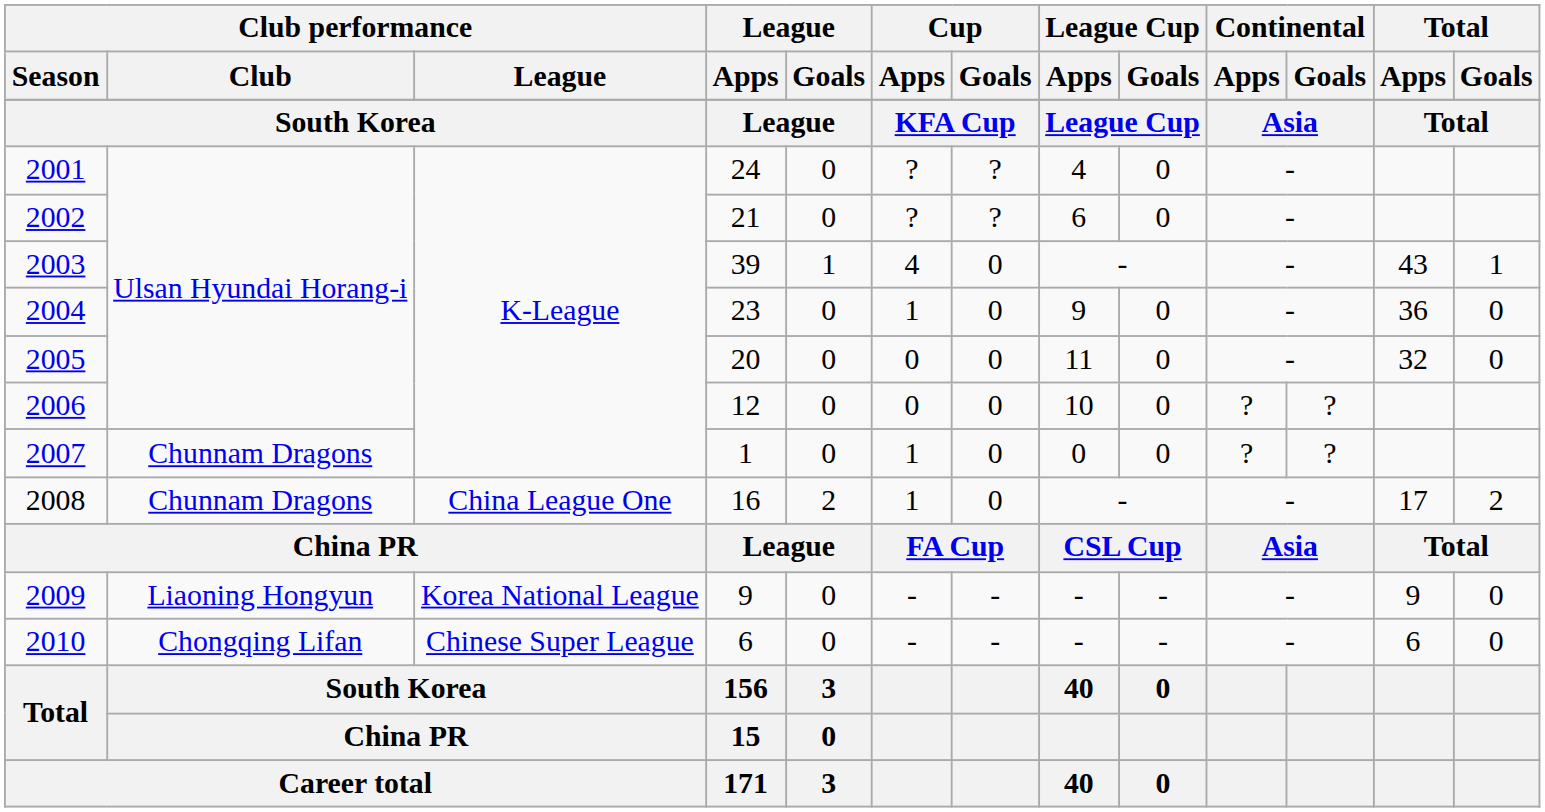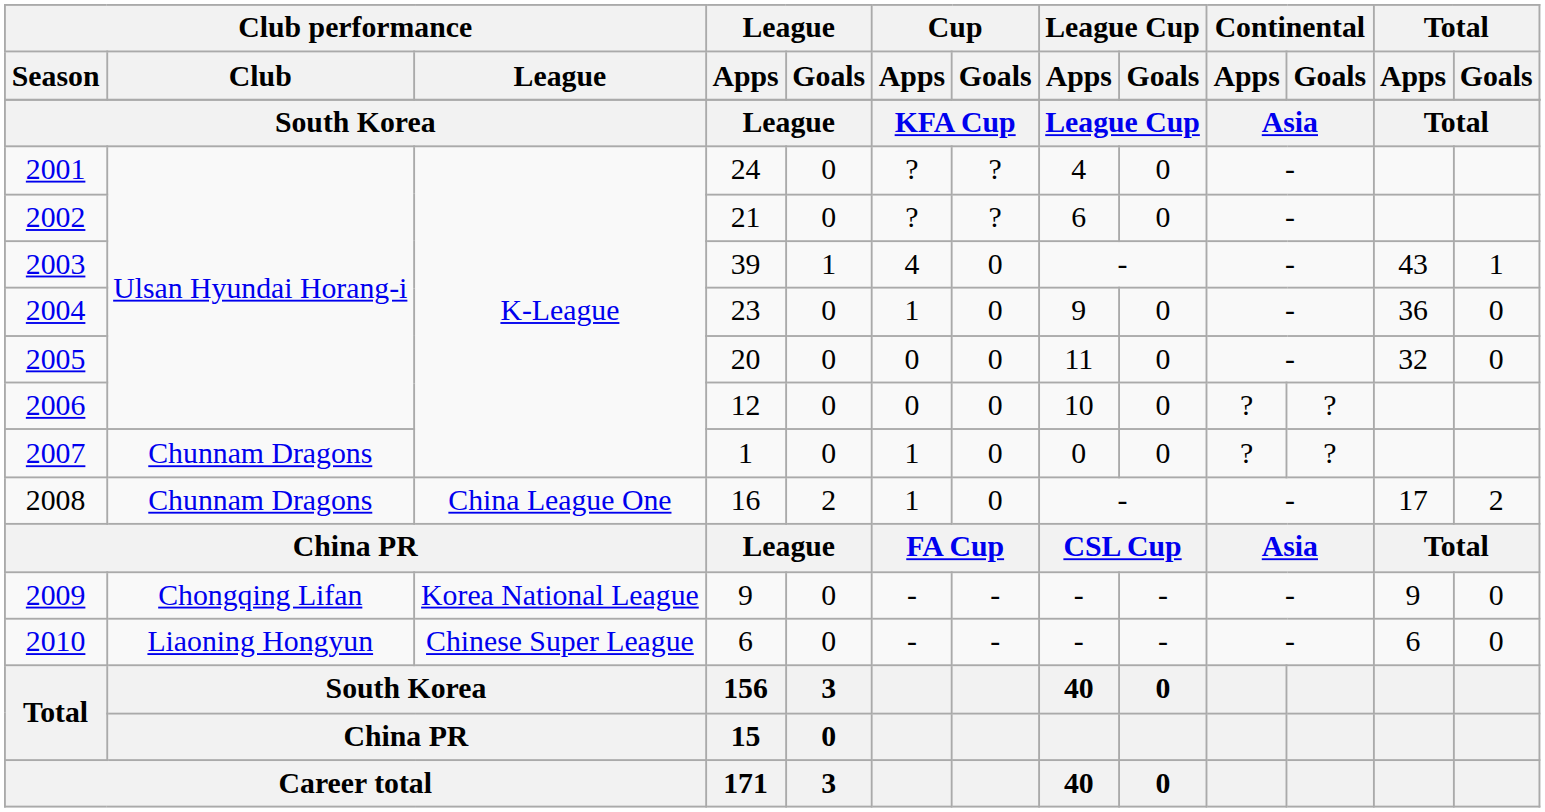(260, 594) Liaoning Hongyun -> (260, 594) Chongqing Lifan
(260, 641) Chongqing Lifan -> (260, 641) Liaoning Hongyun
